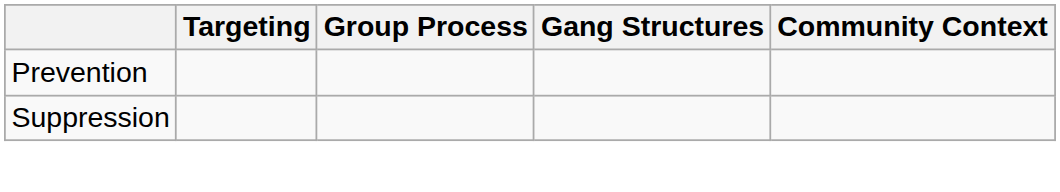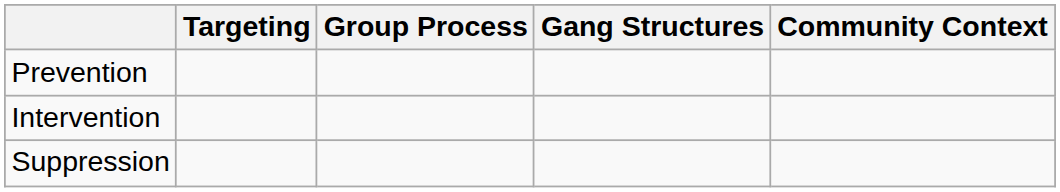+ row: (86, 117)
